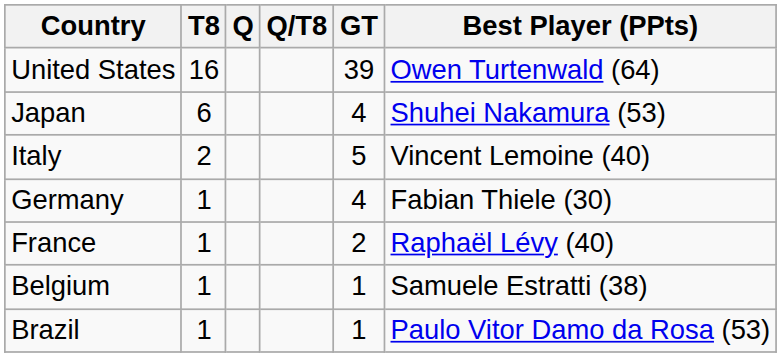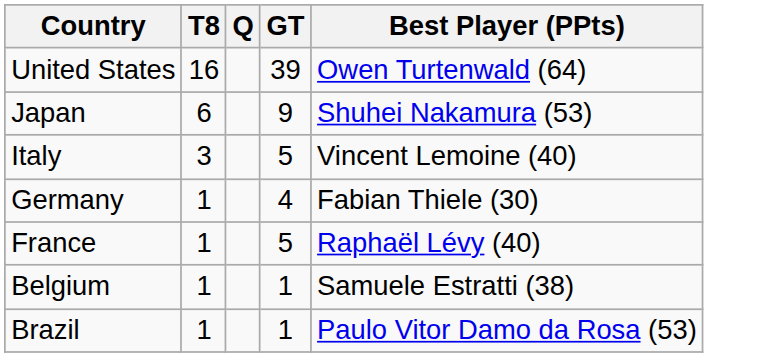- column: (297, 26)
(359, 112) 4 -> (285, 112) 9
(204, 156) 2 -> (204, 156) 3
(359, 243) 2 -> (285, 243) 5
